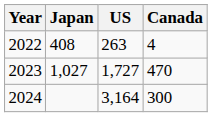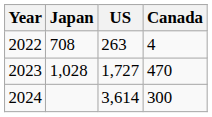(62, 44) 408 -> (62, 44) 708
(69, 71) 1,027 -> (69, 71) 1,028
(120, 97) 3,164 -> (120, 97) 3,614
